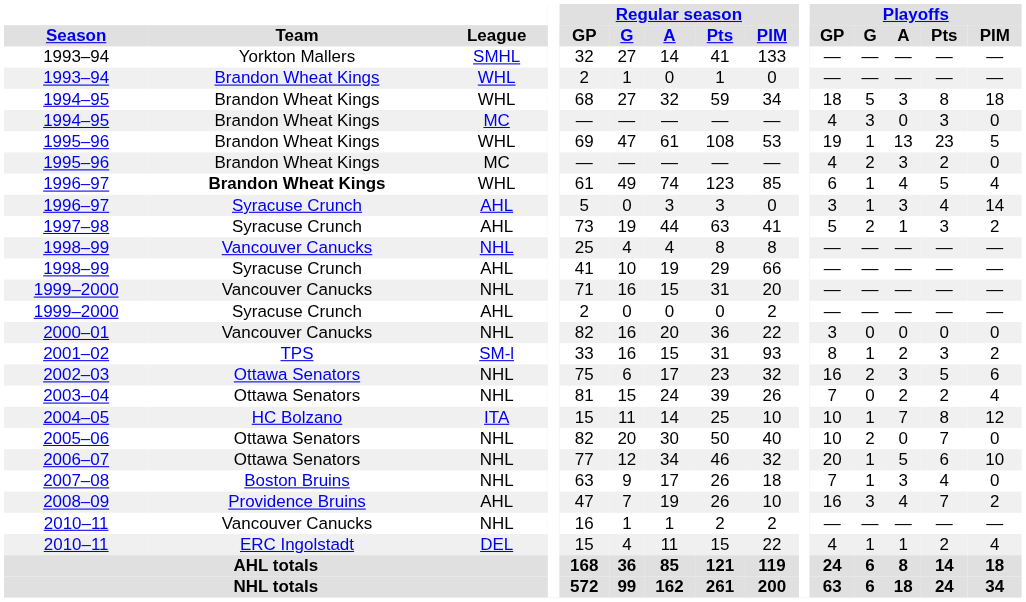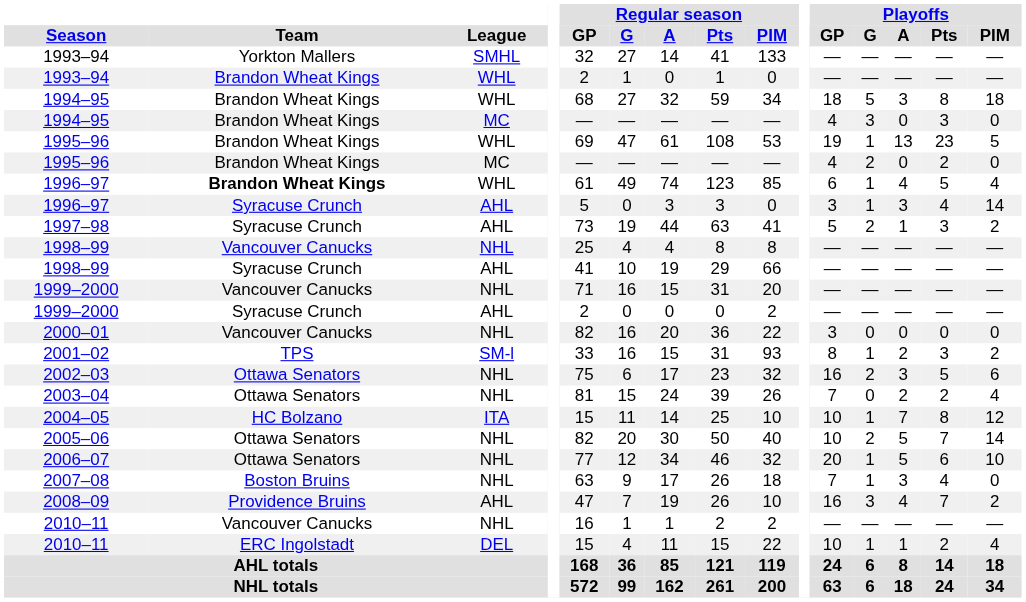(903, 162) 3 -> (903, 162) 0
(903, 438) 0 -> (903, 438) 5
(995, 438) 0 -> (995, 438) 14
(832, 544) 4 -> (832, 544) 10
